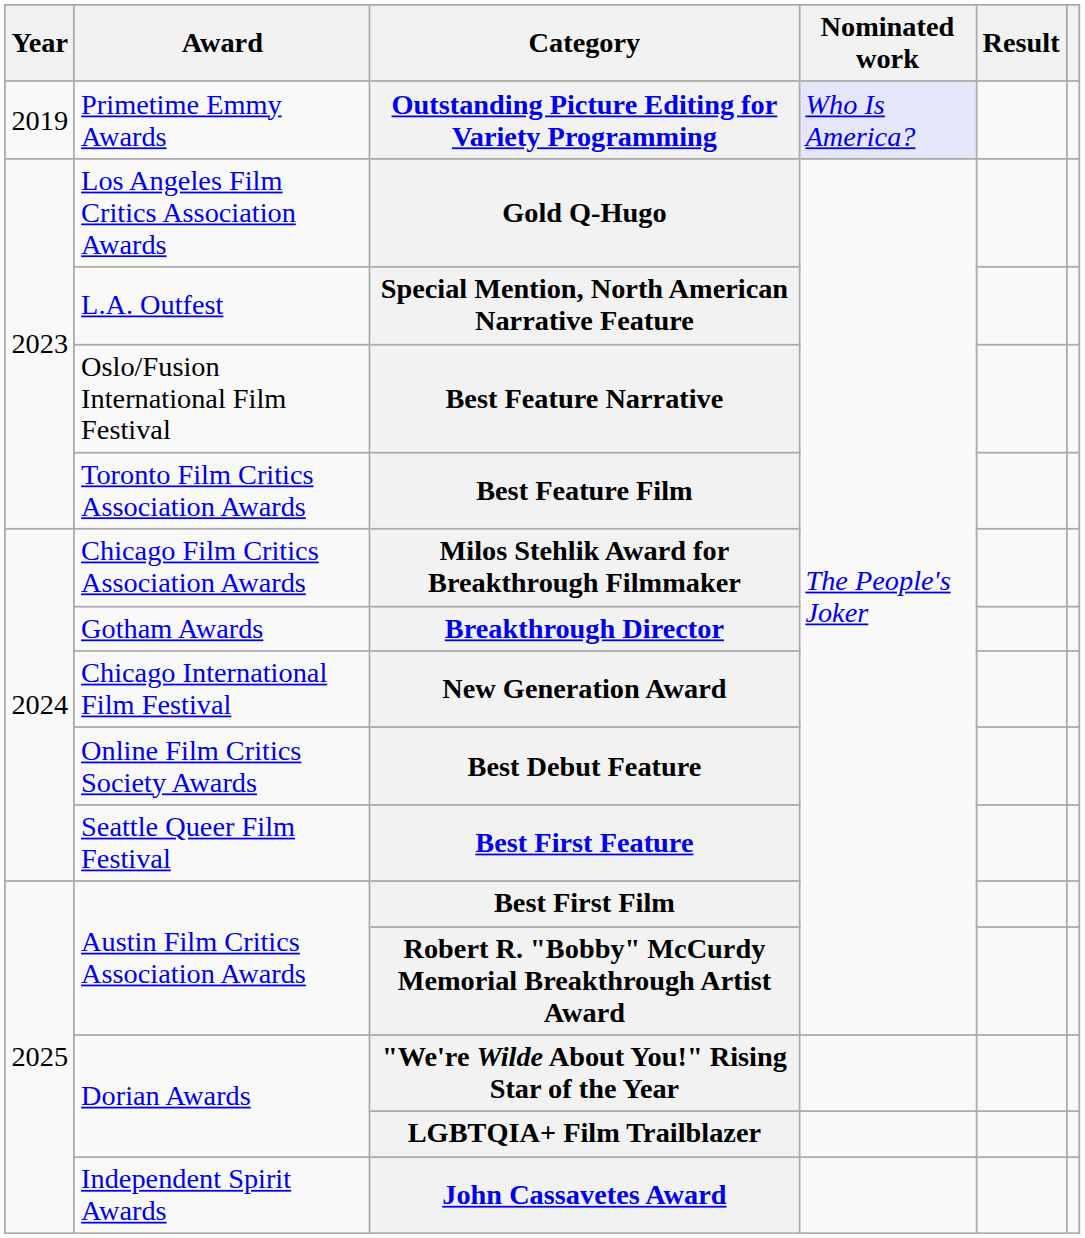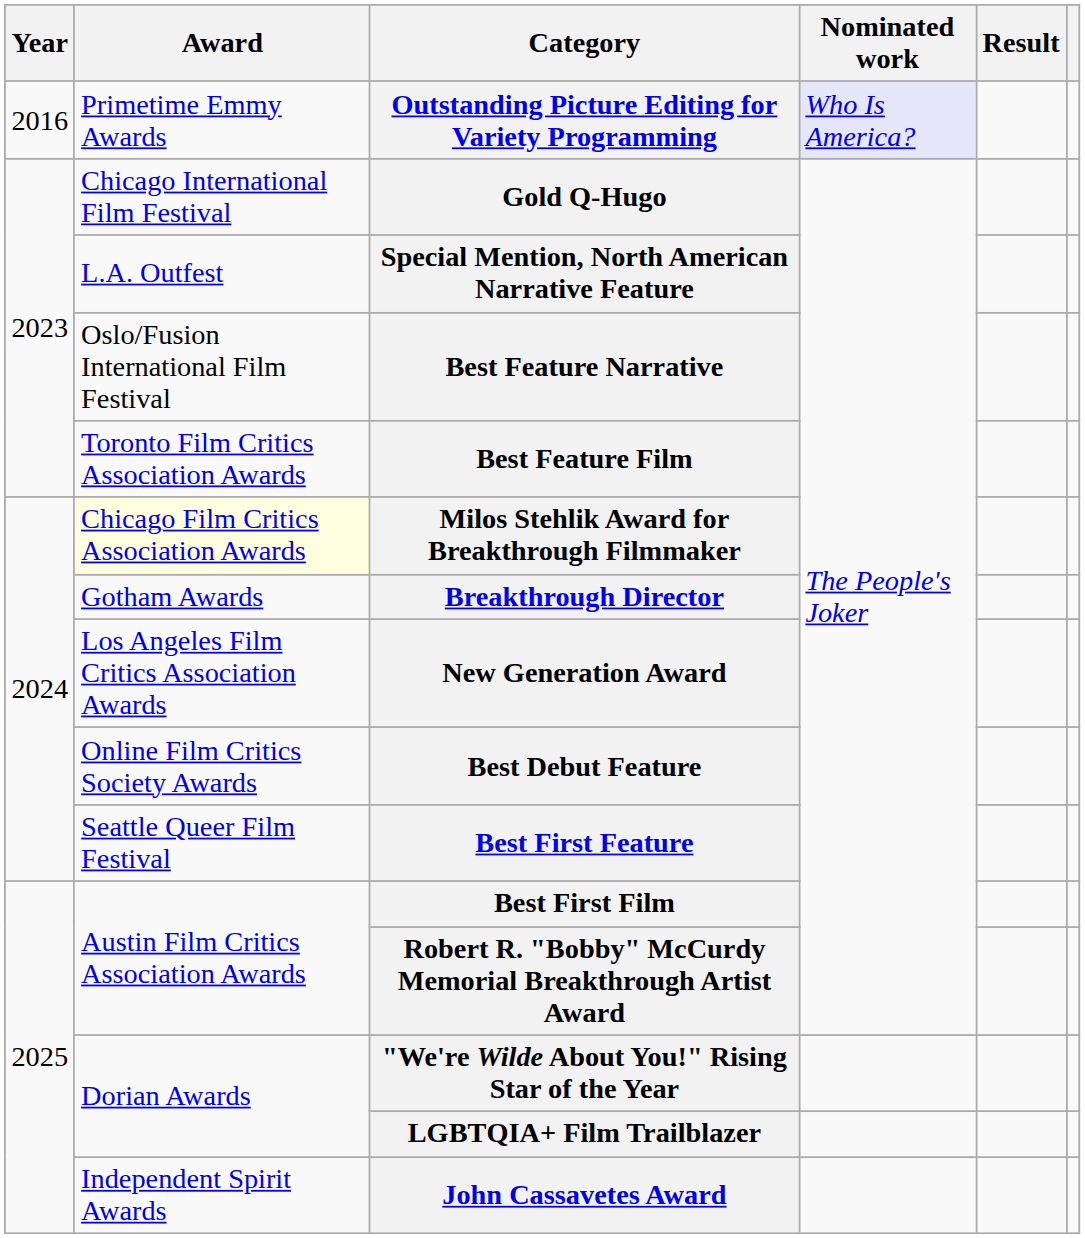(40, 119) 2019 -> (40, 119) 2016
(188, 212) Los Angeles Film Critics Association Awards -> (204, 196) Chicago International Film Festival
(200, 567) no background -> (200, 535) lightyellow background
(204, 688) Chicago International Film Festival -> (188, 673) Los Angeles Film Critics Association Awards
